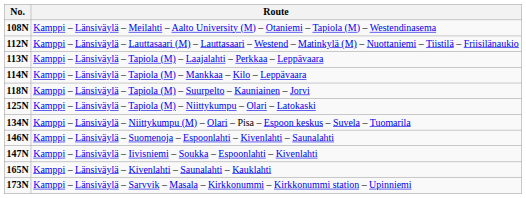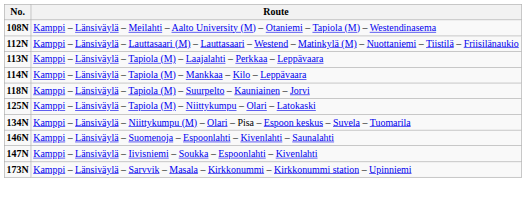- row: (152, 169)
